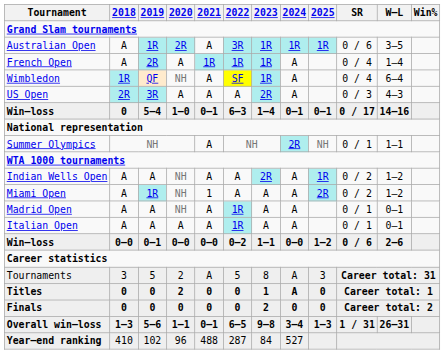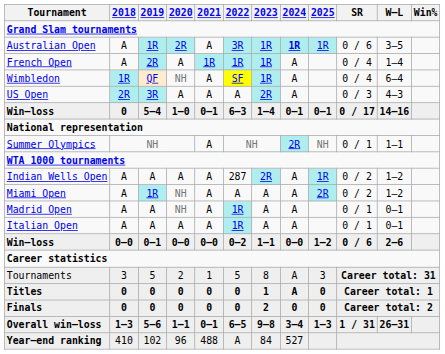(294, 45) normal -> (294, 45) bold
(181, 176) NH -> (181, 176) A
(238, 176) A -> (238, 176) 287
(209, 193) 1 -> (209, 193) A
(209, 275) A -> (209, 275) 1
(181, 291) 2 -> (181, 291) 0
(238, 340) 287 -> (238, 340) A
